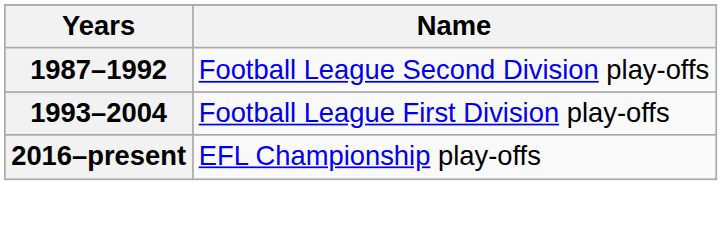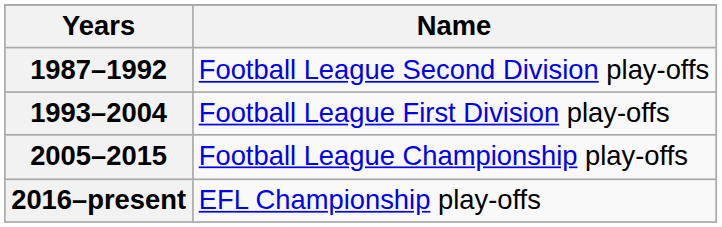+ row: (99, 156)
